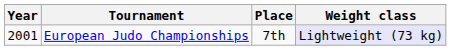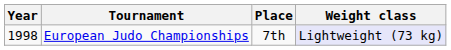(23, 35) 2001 -> (23, 35) 1998
